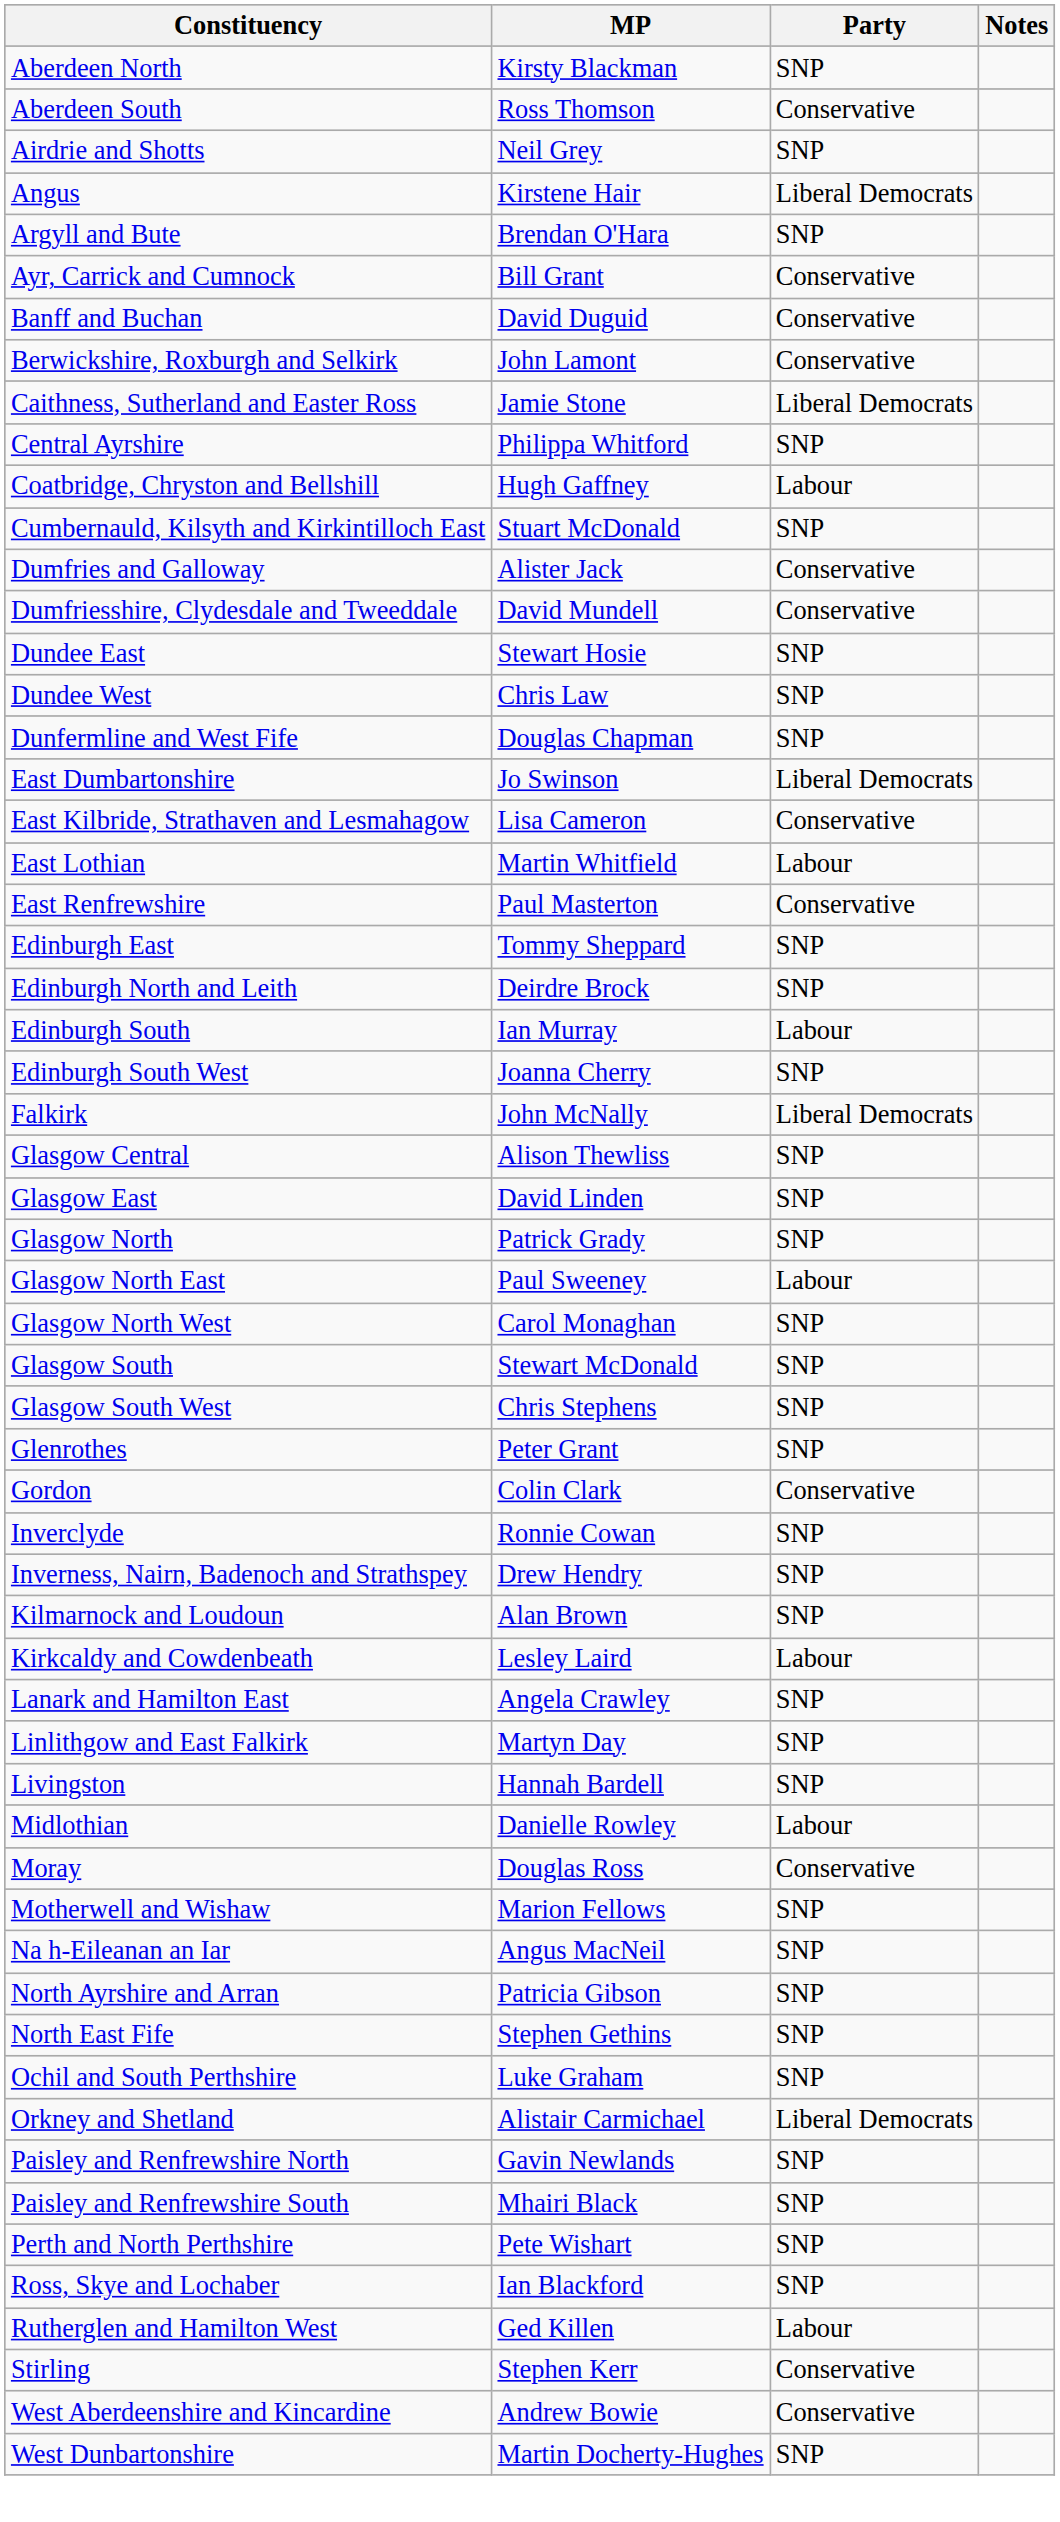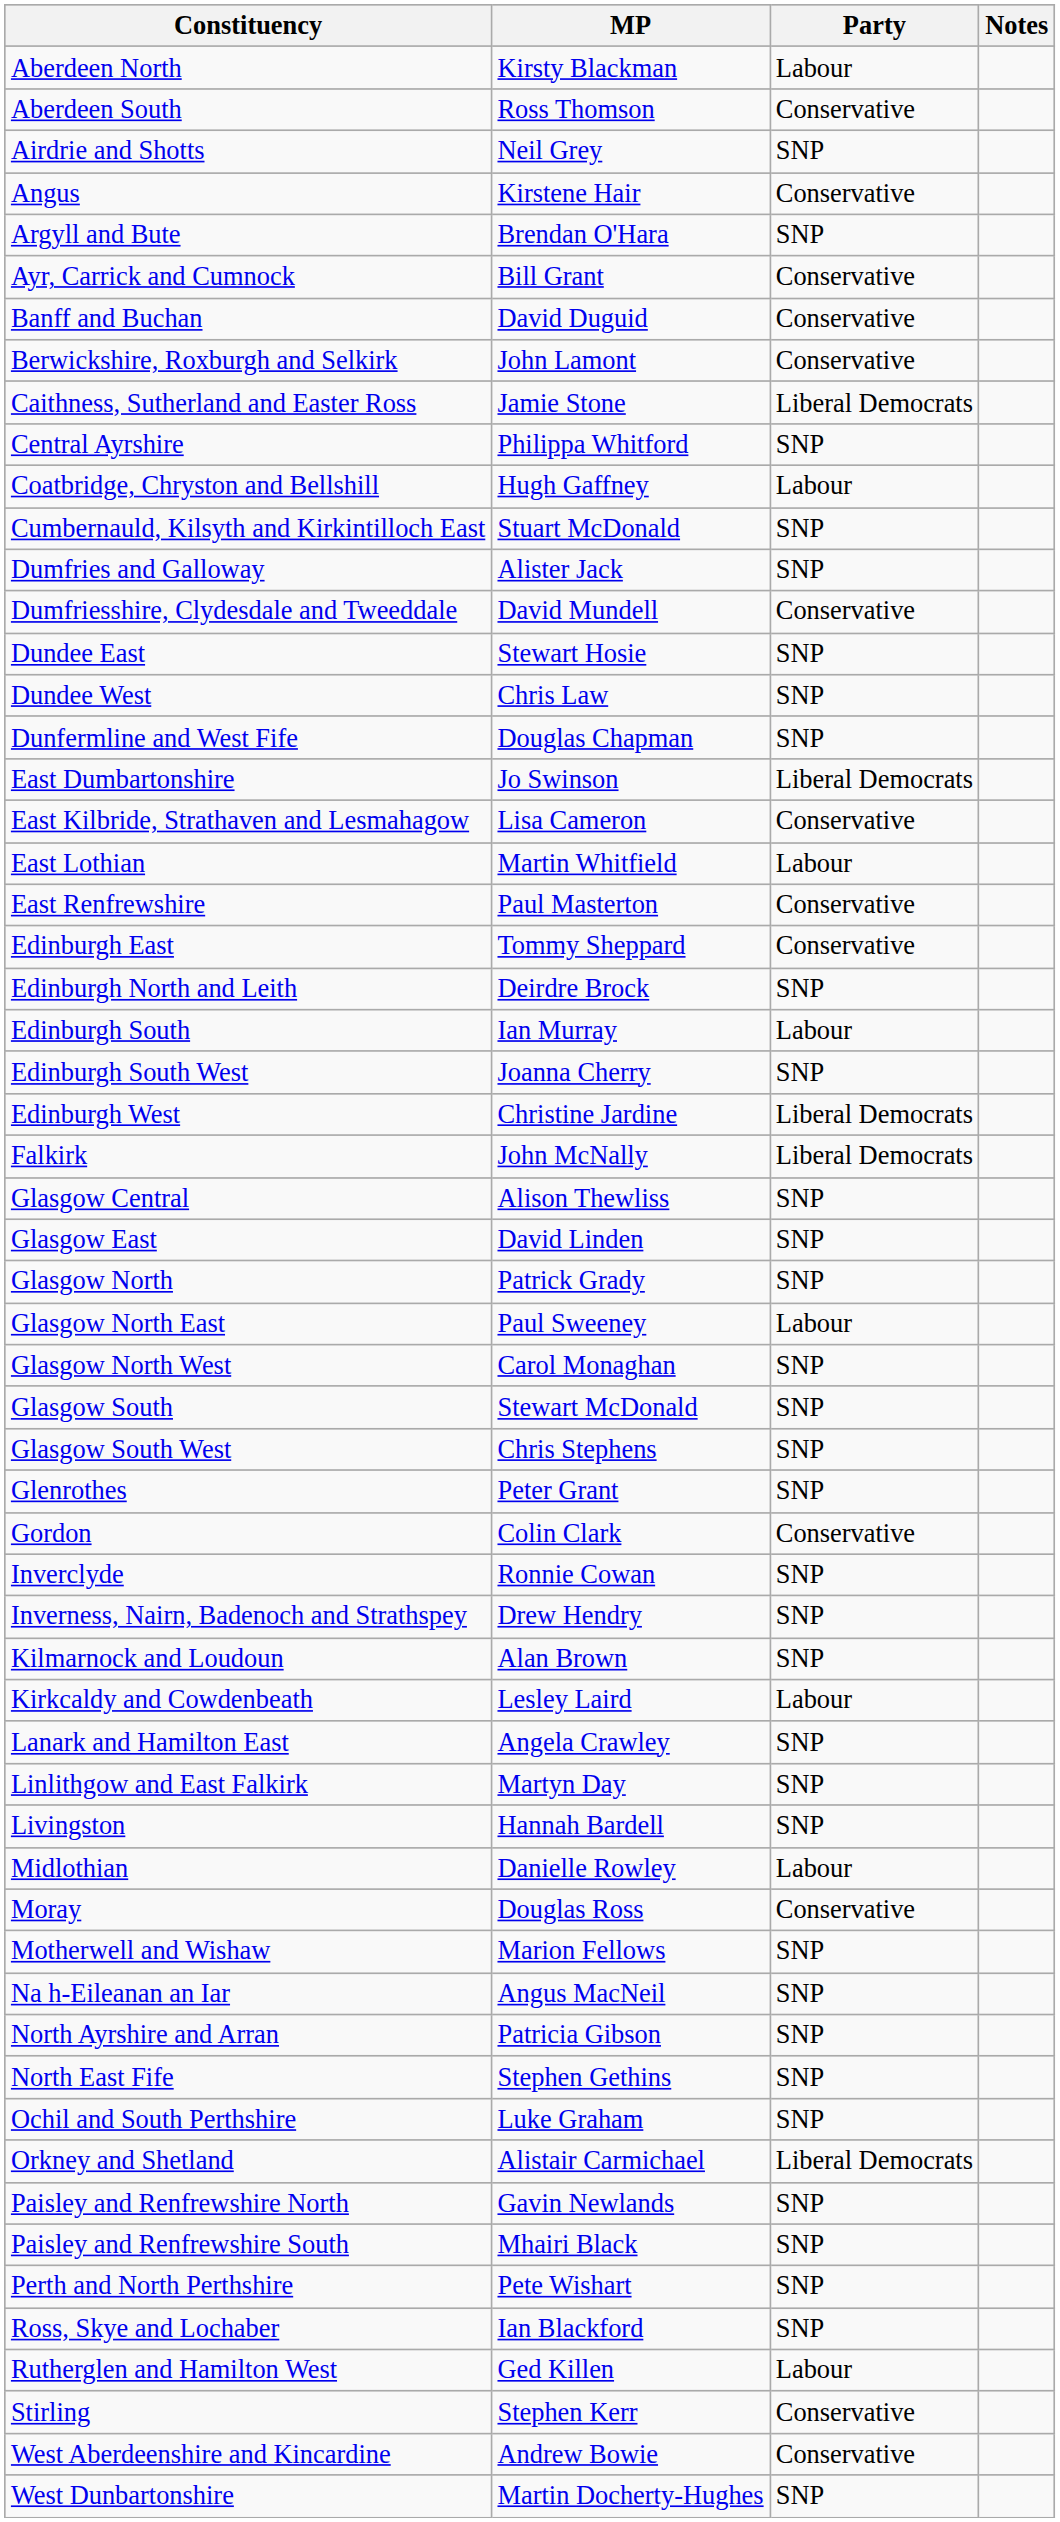(800, 67) SNP -> (814, 67) Labour
(874, 192) Liberal Democrats -> (845, 192) Conservative
(845, 569) Conservative -> (800, 569) SNP
(800, 946) SNP -> (845, 946) Conservative
+ row: (96, 1114)
